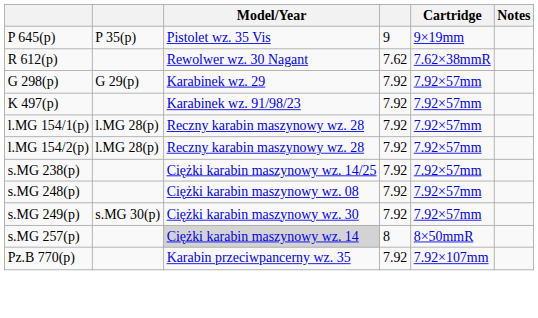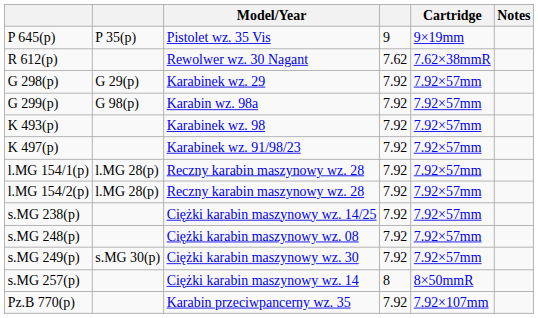+ row: (33, 103)
+ row: (33, 125)
(263, 236) lightgrey background -> (263, 280) no background
